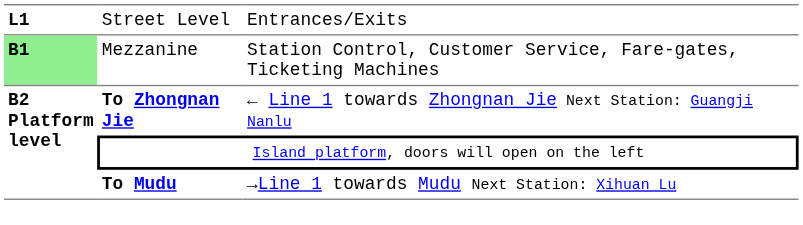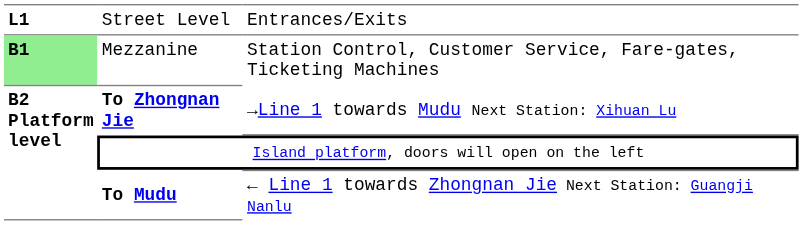(500, 110) ← Line 1 towards Zhongnan Jie Next Station: Guangji Nanlu -> (462, 109) →Line 1 towards Mudu Next Station: Xihuan Lu
(462, 184) →Line 1 towards Mudu Next Station: Xihuan Lu -> (500, 195) ← Line 1 towards Zhongnan Jie Next Station: Guangji Nanlu
